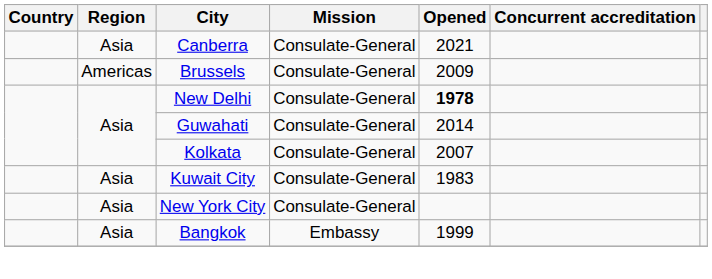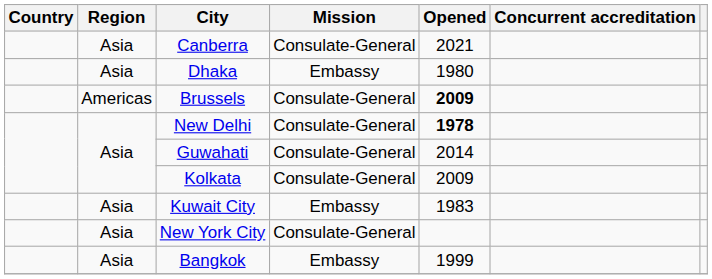+ row: (213, 71)
(455, 71) normal -> (455, 98) bold
(455, 152) 2007 -> (455, 179) 2009
(344, 179) Consulate-General -> (344, 206) Embassy
